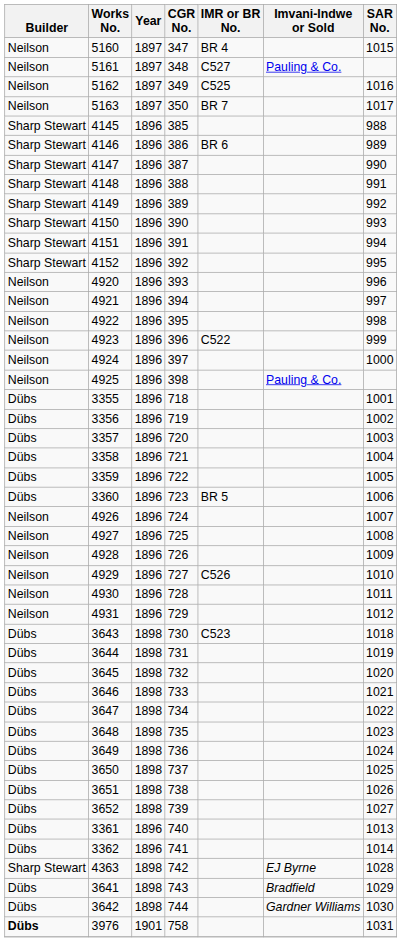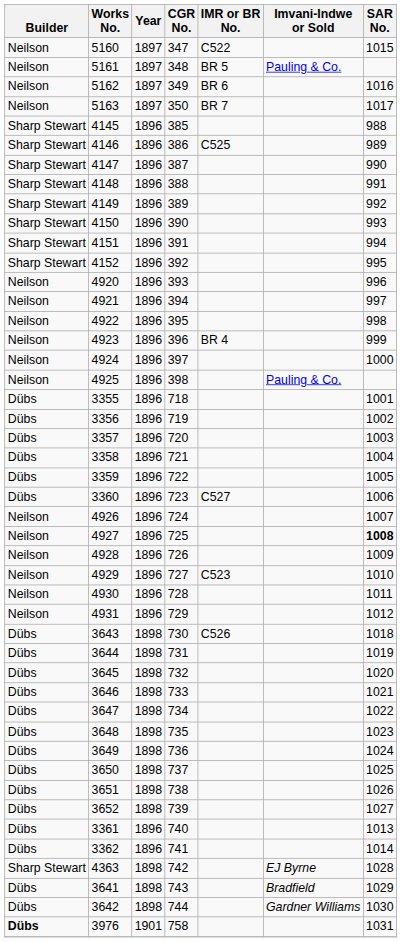(215, 47) BR 4 -> (216, 47) C522
(216, 67) C527 -> (215, 67) BR 5
(216, 86) C525 -> (215, 86) BR 6
(215, 145) BR 6 -> (216, 145) C525
(216, 340) C522 -> (215, 340) BR 4
(215, 497) BR 5 -> (216, 497) C527
(380, 536) normal -> (380, 536) bold
(216, 575) C526 -> (216, 575) C523
(216, 633) C523 -> (216, 633) C526
